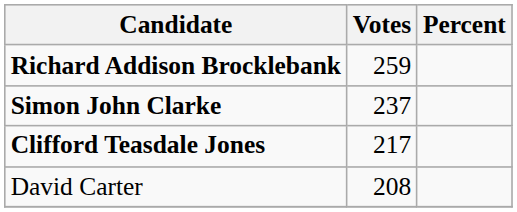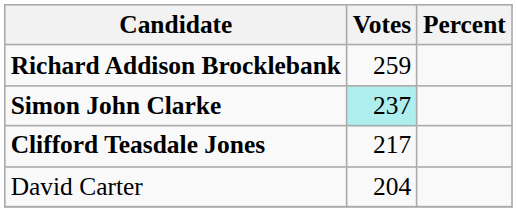(392, 105) no background -> (392, 105) paleturquoise background
(392, 186) 208 -> (392, 186) 204
